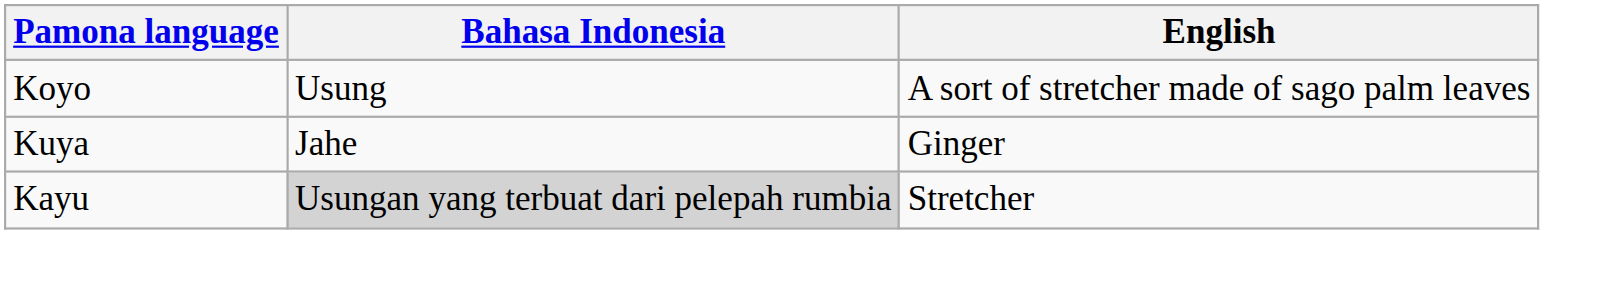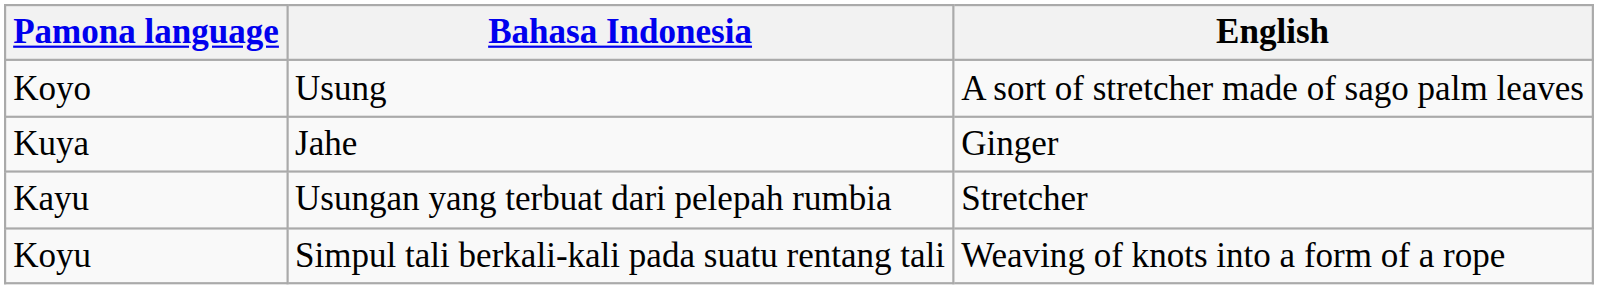(593, 198) lightgrey background -> (593, 198) no background
+ row: (52, 254)
